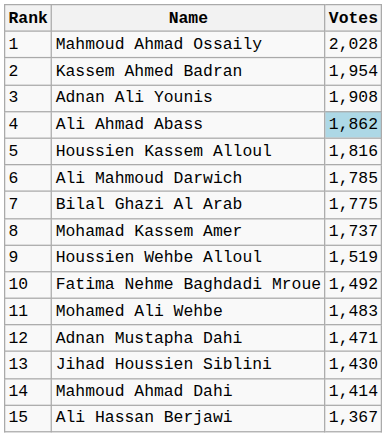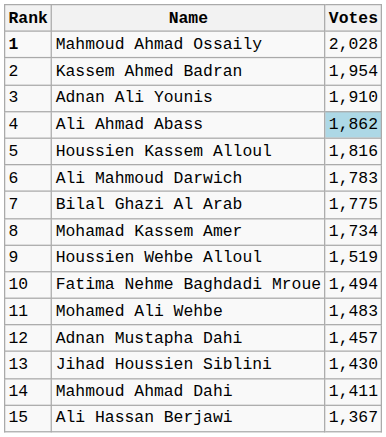(13, 45) normal -> (13, 45) bold
(353, 98) 1,908 -> (353, 98) 1,910
(353, 178) 1,785 -> (353, 178) 1,783
(353, 232) 1,737 -> (353, 232) 1,734
(353, 285) 1,492 -> (353, 285) 1,494
(353, 338) 1,471 -> (353, 338) 1,457
(353, 392) 1,414 -> (353, 392) 1,411
